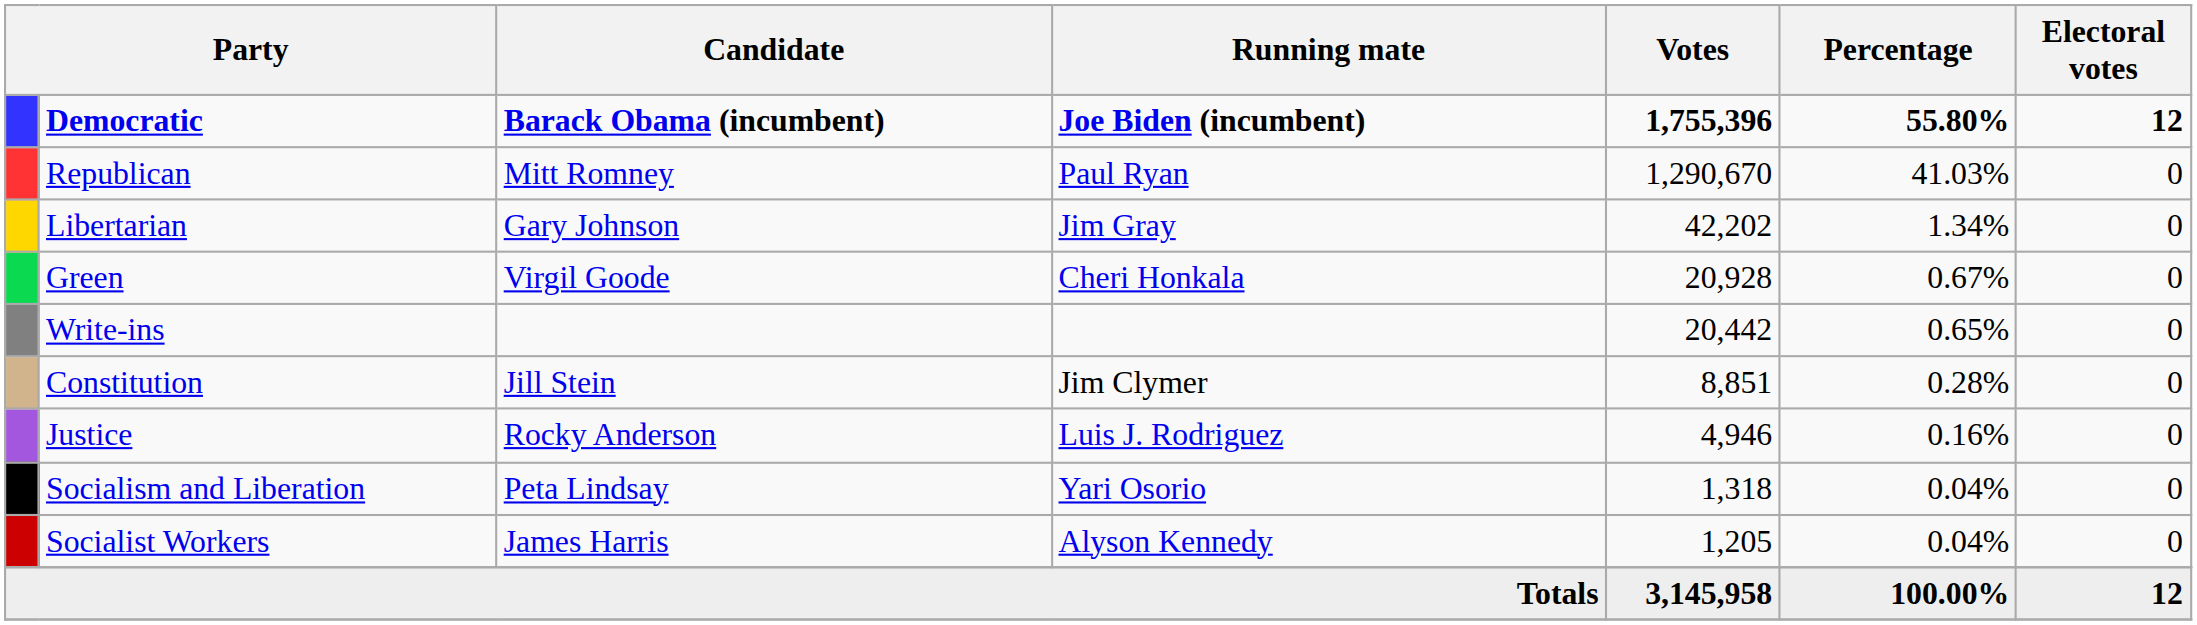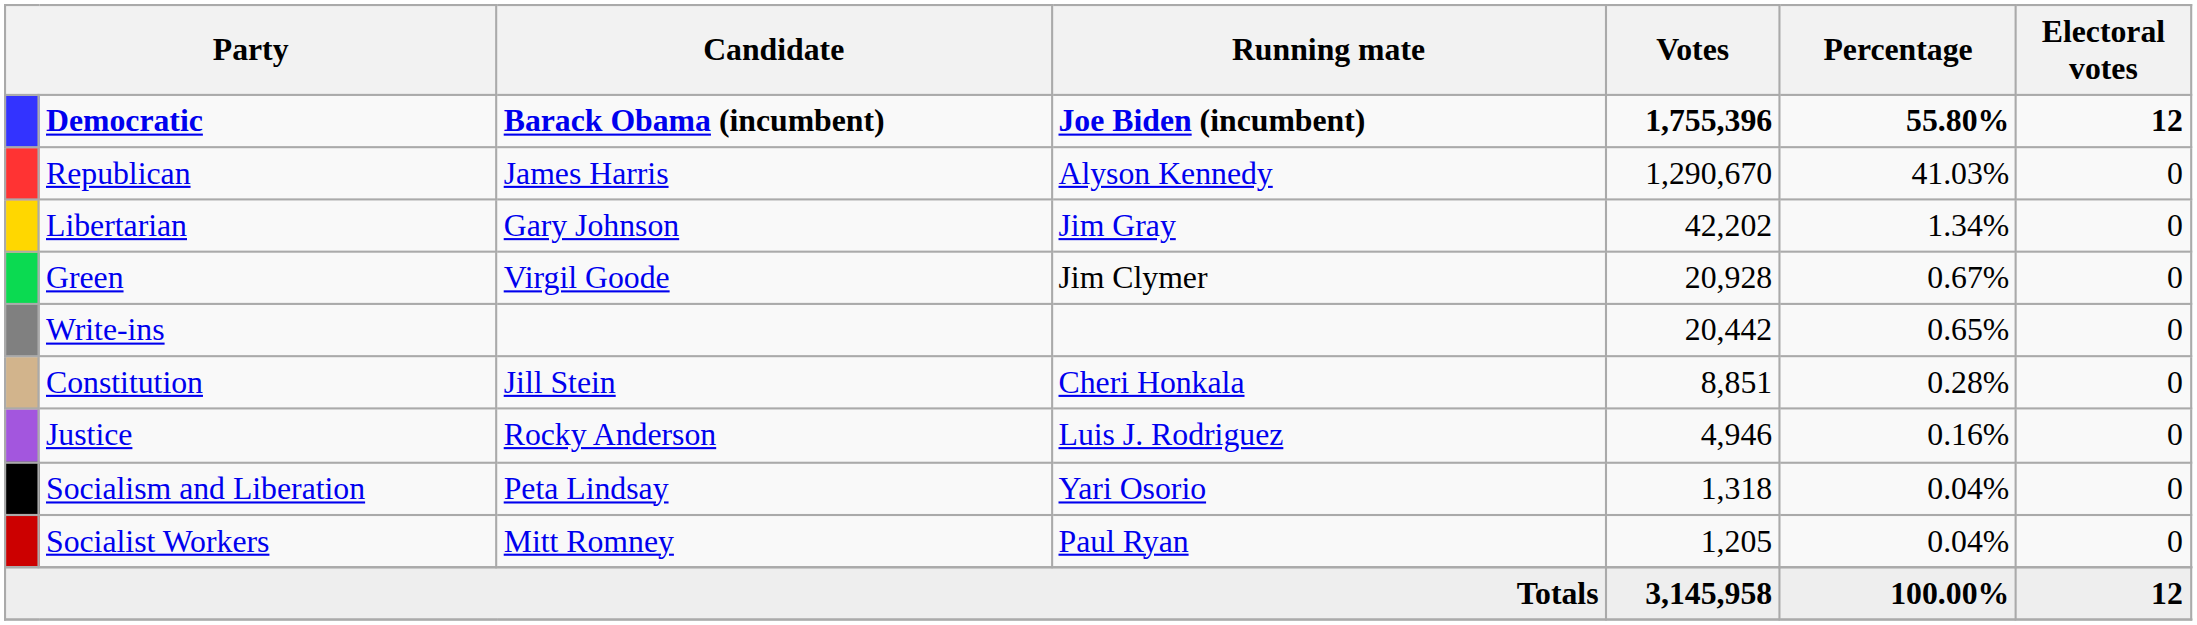(589, 173) Mitt Romney -> (586, 173) James Harris
(1124, 173) Paul Ryan -> (1166, 173) Alyson Kennedy
(1152, 278) Cheri Honkala -> (1133, 278) Jim Clymer
(1133, 382) Jim Clymer -> (1152, 382) Cheri Honkala
(586, 539) James Harris -> (589, 539) Mitt Romney
(1166, 539) Alyson Kennedy -> (1124, 539) Paul Ryan
